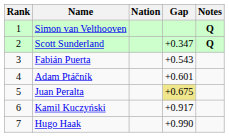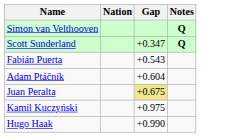- column: (18, 12)
(179, 76) +0.601 -> (151, 76) +0.604
(179, 108) +0.917 -> (151, 108) +0.975
